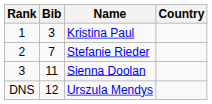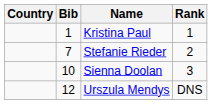columns swapped: (22, 14) <-> (181, 14)
(52, 33) 3 -> (68, 33) 1
(52, 71) 11 -> (68, 71) 10
